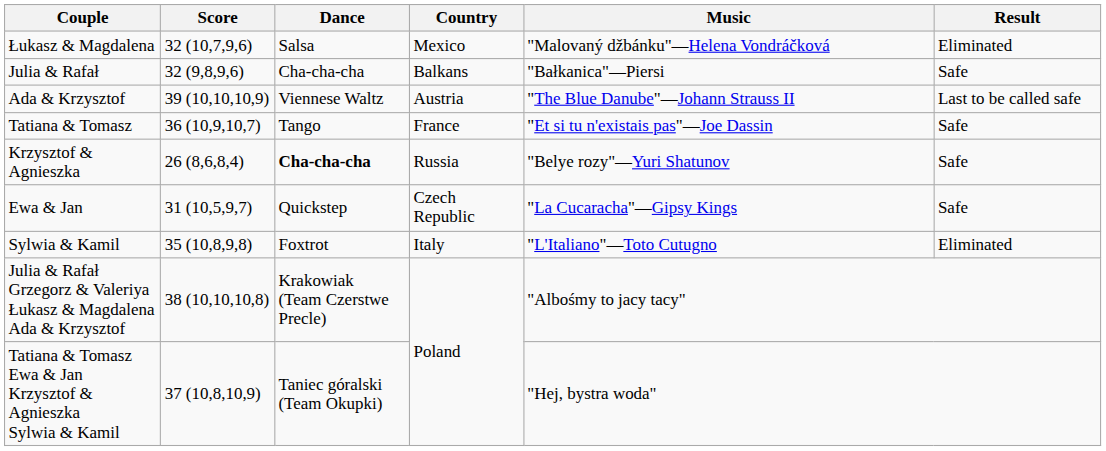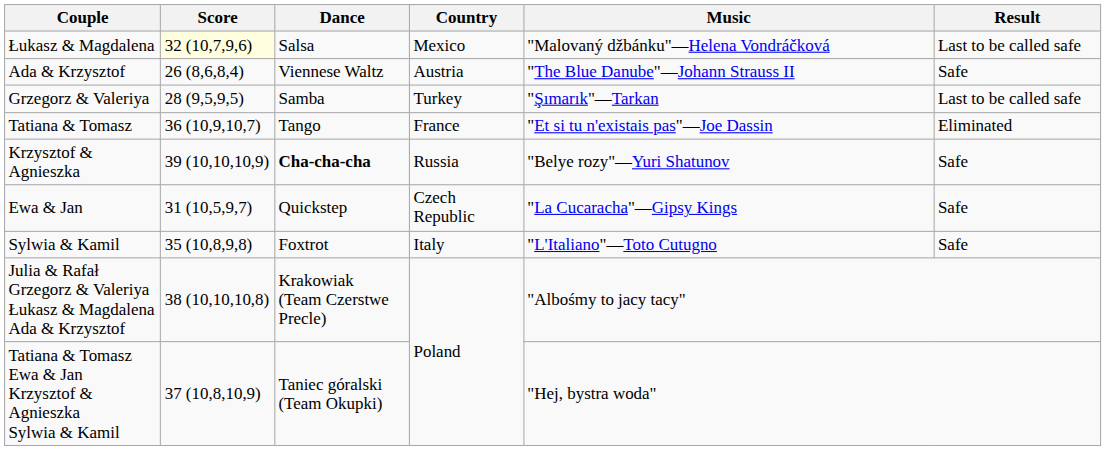(208, 44) no background -> (208, 44) lightyellow background
(975, 44) Eliminated -> (1010, 44) Last to be called safe
- row: (54, 71)
(217, 98) 39 (10,10,10,9) -> (204, 71) 26 (8,6,8,4)
(1010, 98) Last to be called safe -> (953, 71) Safe
+ row: (79, 98)
(953, 125) Safe -> (975, 125) Eliminated
(204, 161) 26 (8,6,8,4) -> (217, 161) 39 (10,10,10,9)
(975, 244) Eliminated -> (953, 244) Safe
